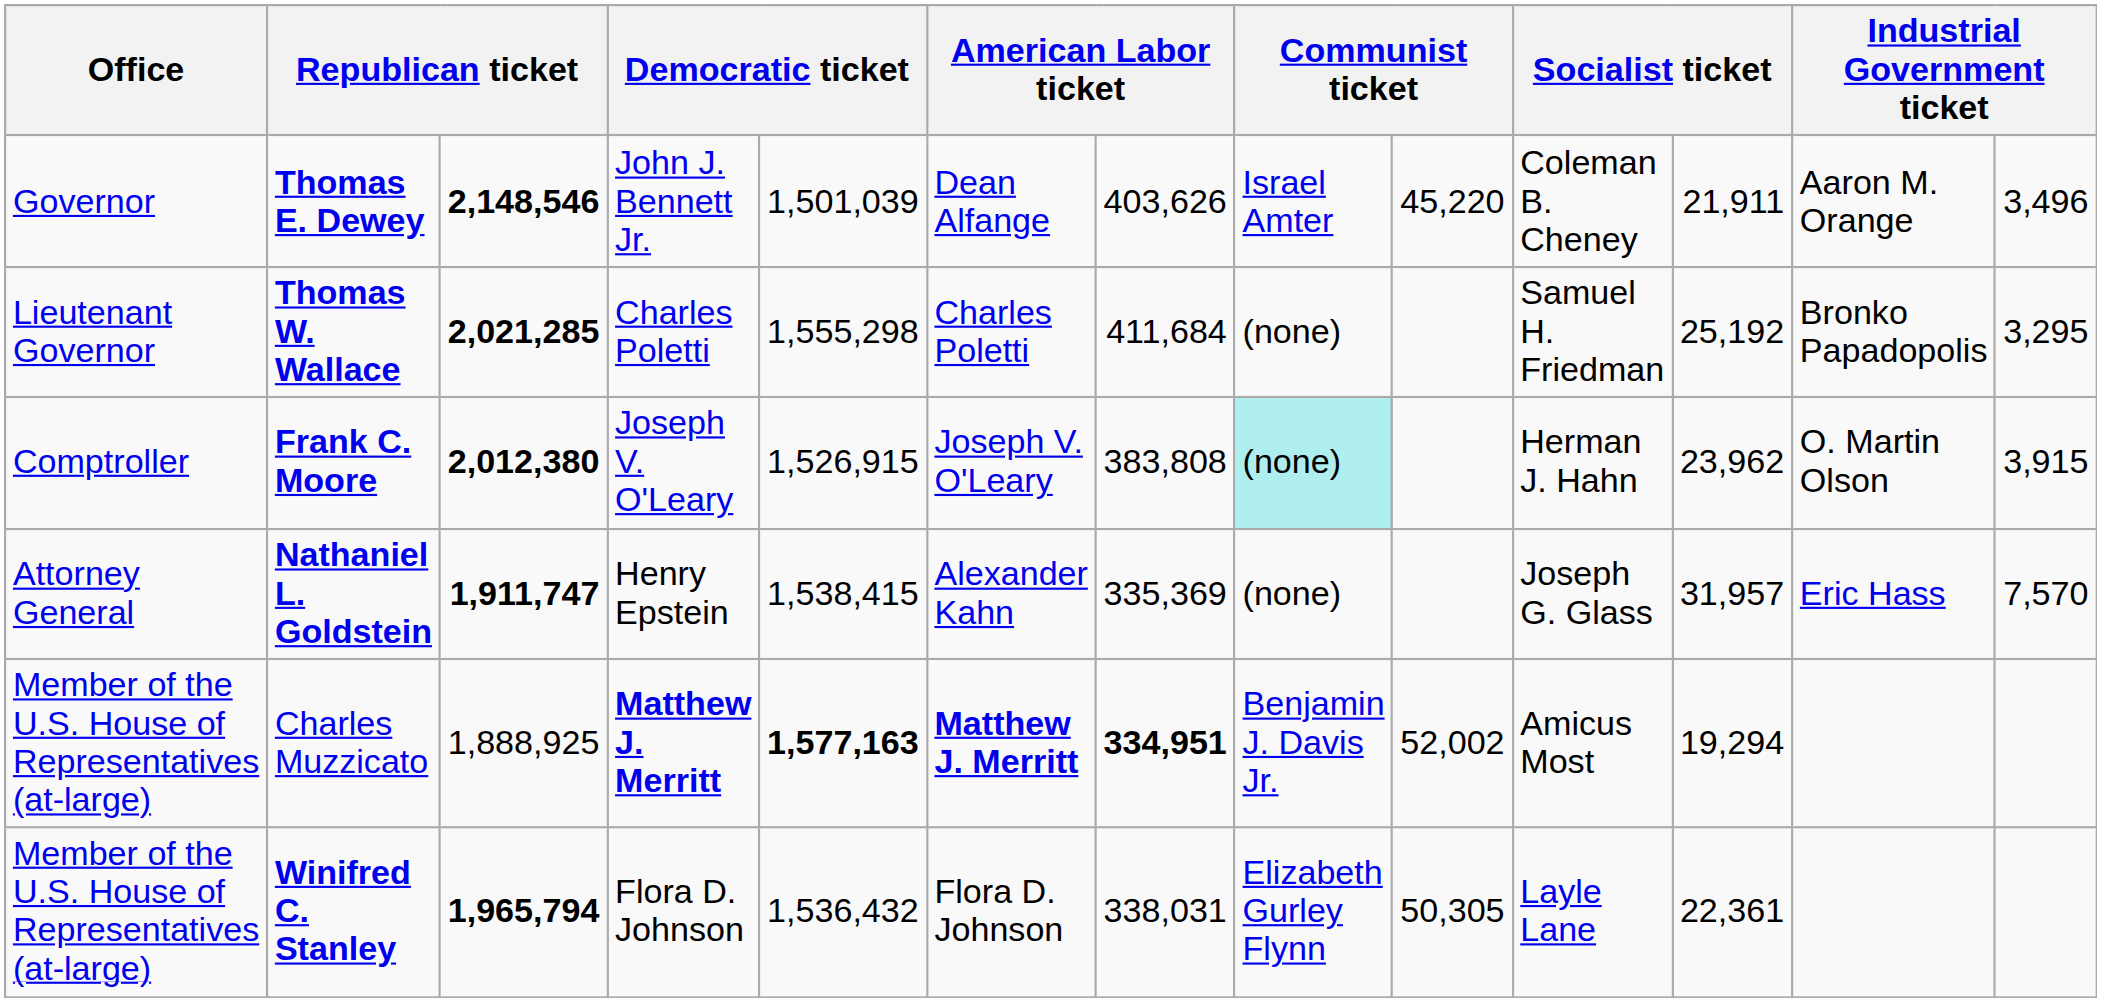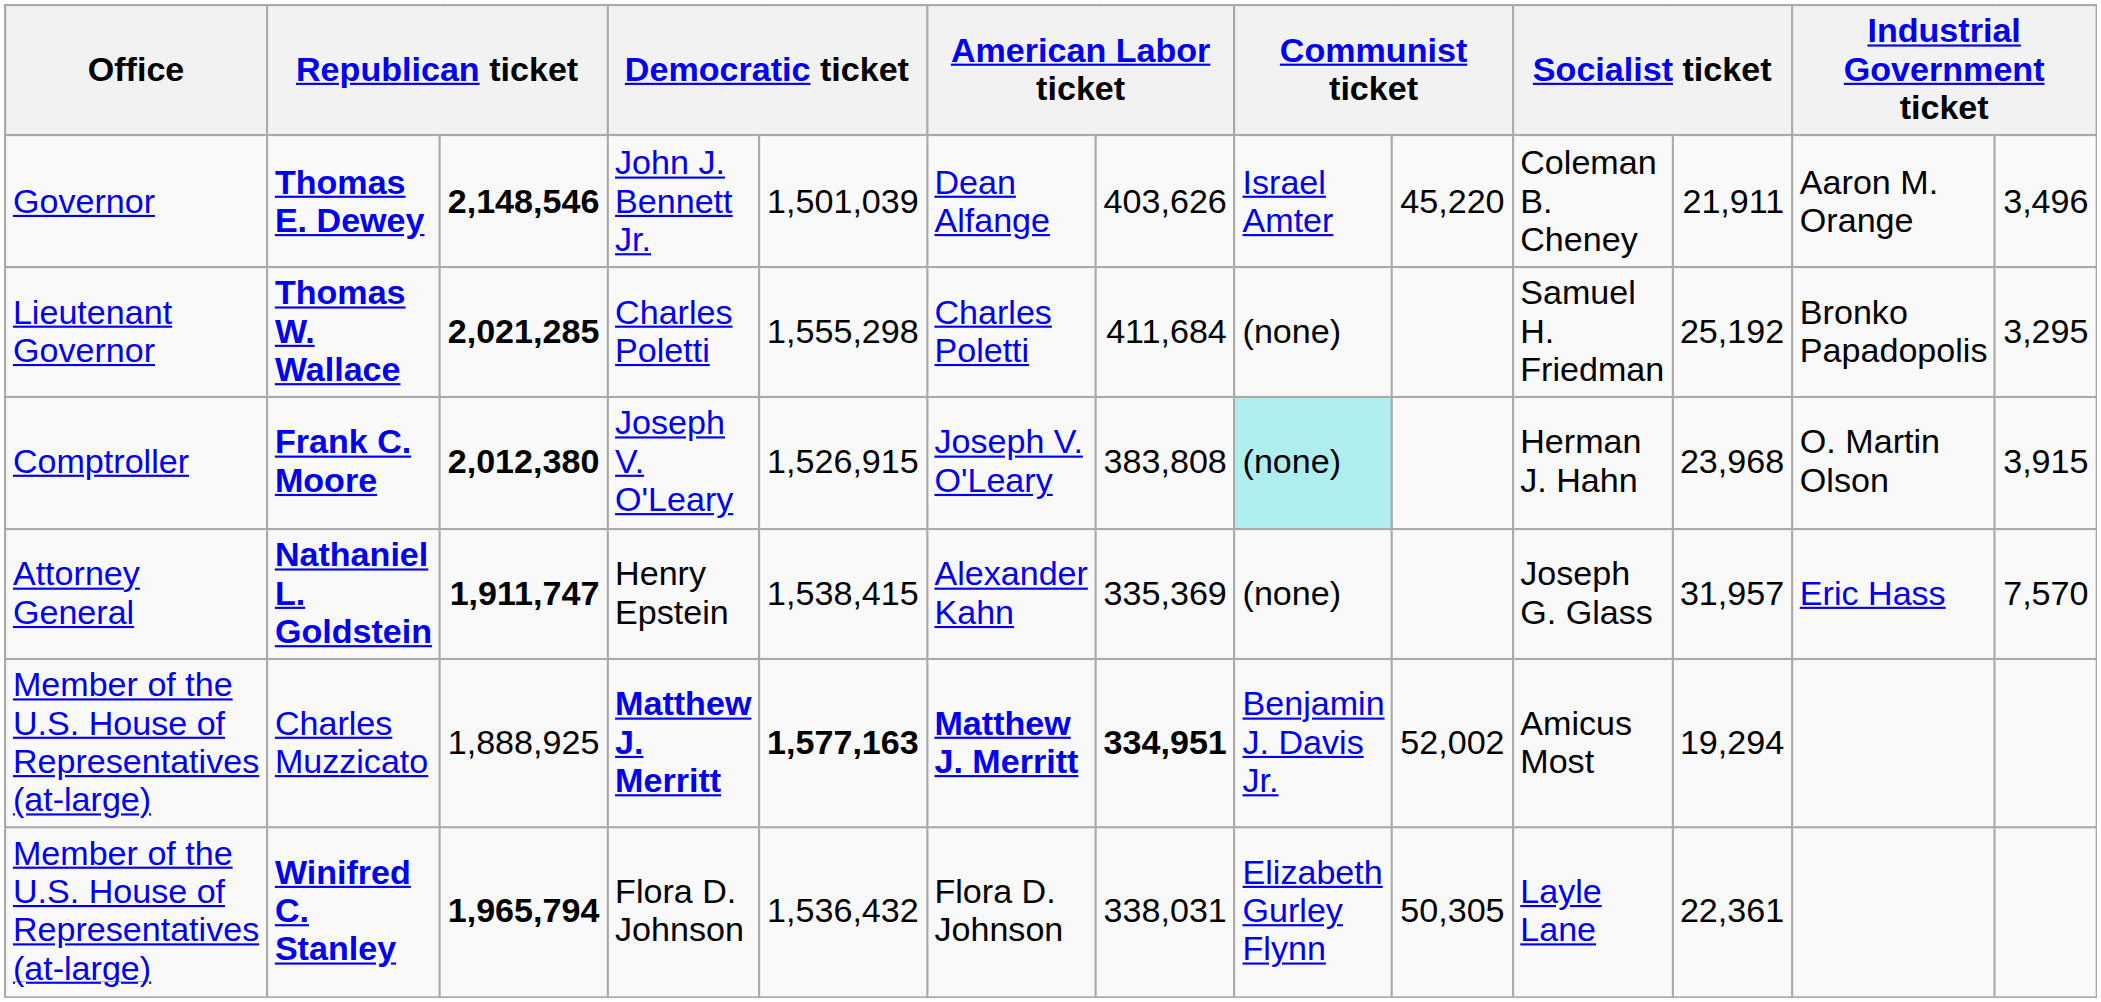(1732, 462) 23,962 -> (1732, 462) 23,968
